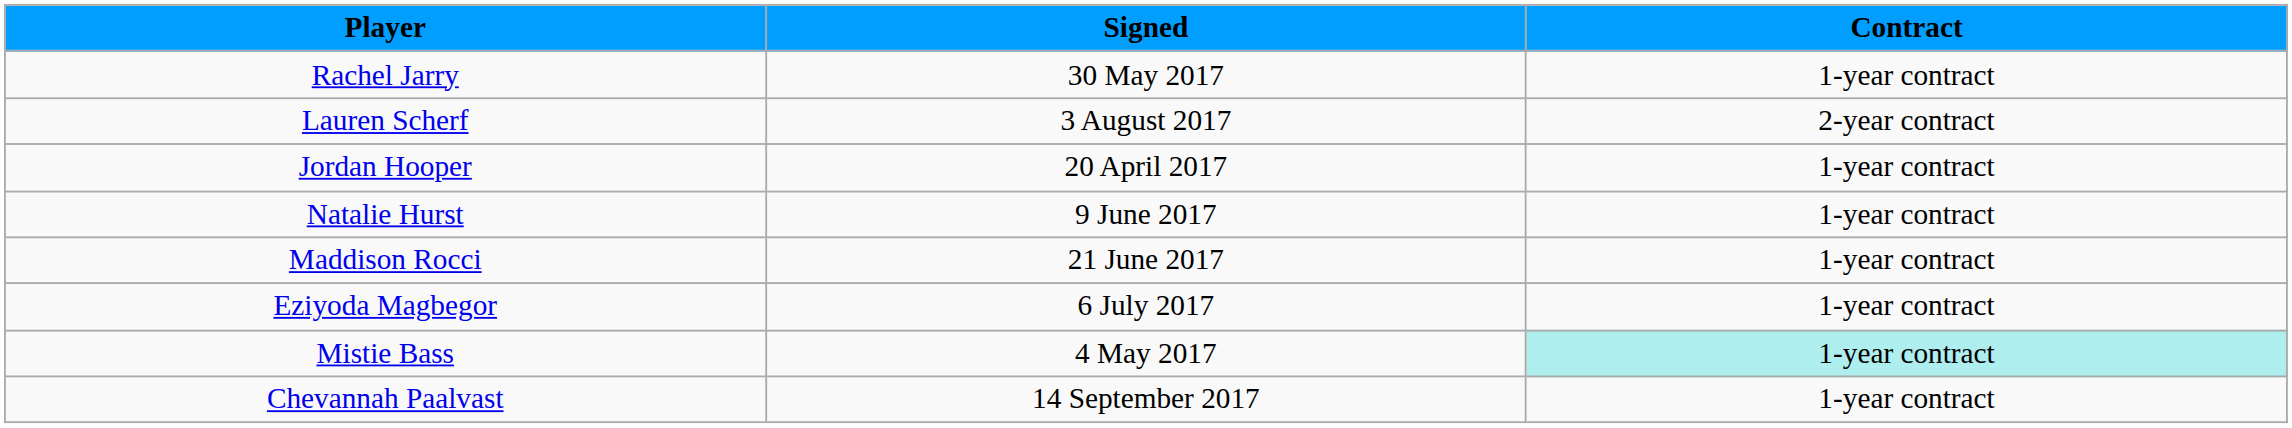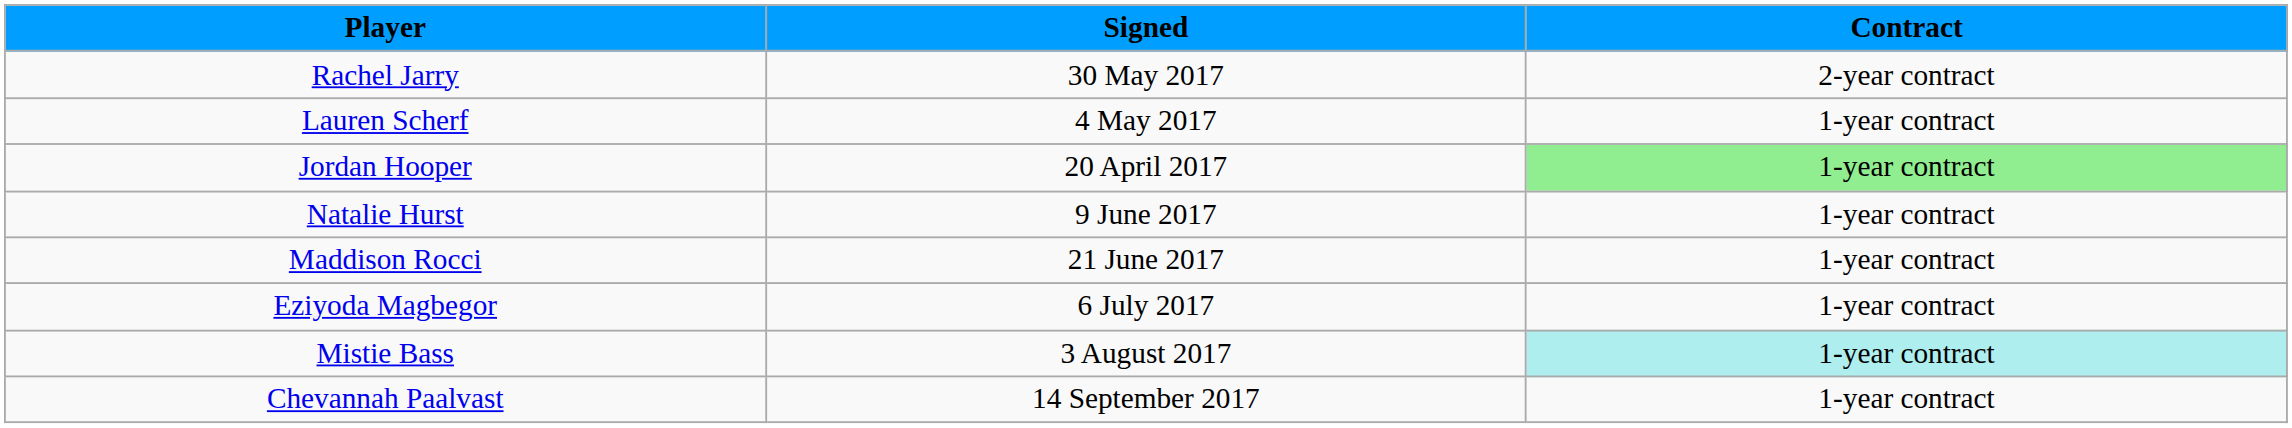(1907, 74) 1-year contract -> (1907, 74) 2-year contract
(1146, 120) 3 August 2017 -> (1146, 120) 4 May 2017
(1907, 120) 2-year contract -> (1907, 120) 1-year contract
(1907, 167) no background -> (1907, 167) lightgreen background
(1146, 352) 4 May 2017 -> (1146, 352) 3 August 2017
